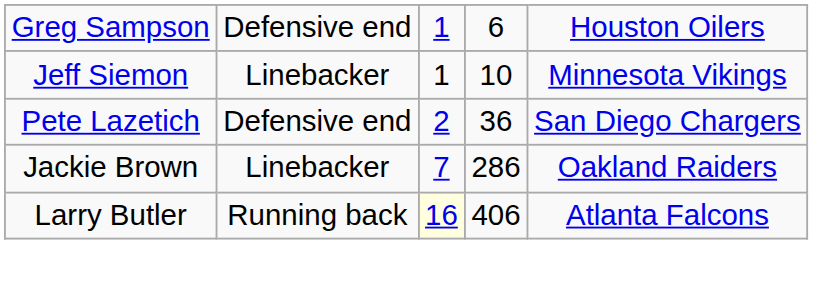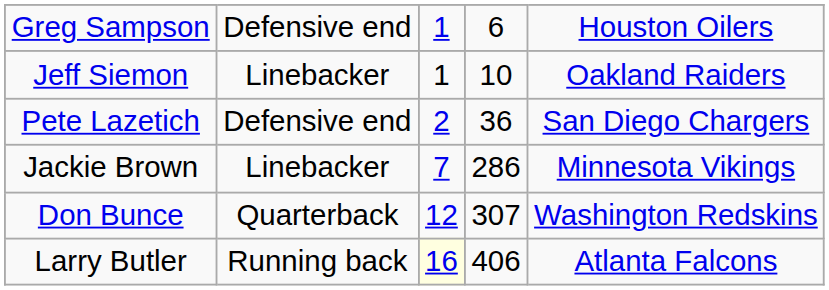(667, 74) Minnesota Vikings -> (676, 74) Oakland Raiders
(667, 167) Oakland Raiders -> (676, 167) Minnesota Vikings
+ row: (111, 214)
